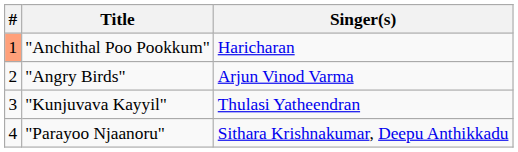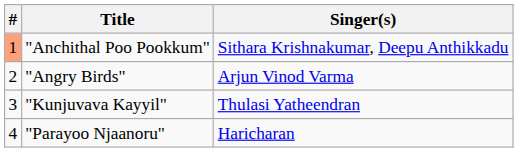(256, 47) Haricharan -> (363, 47) Sithara Krishnakumar, Deepu Anthikkadu
(363, 133) Sithara Krishnakumar, Deepu Anthikkadu -> (256, 133) Haricharan
